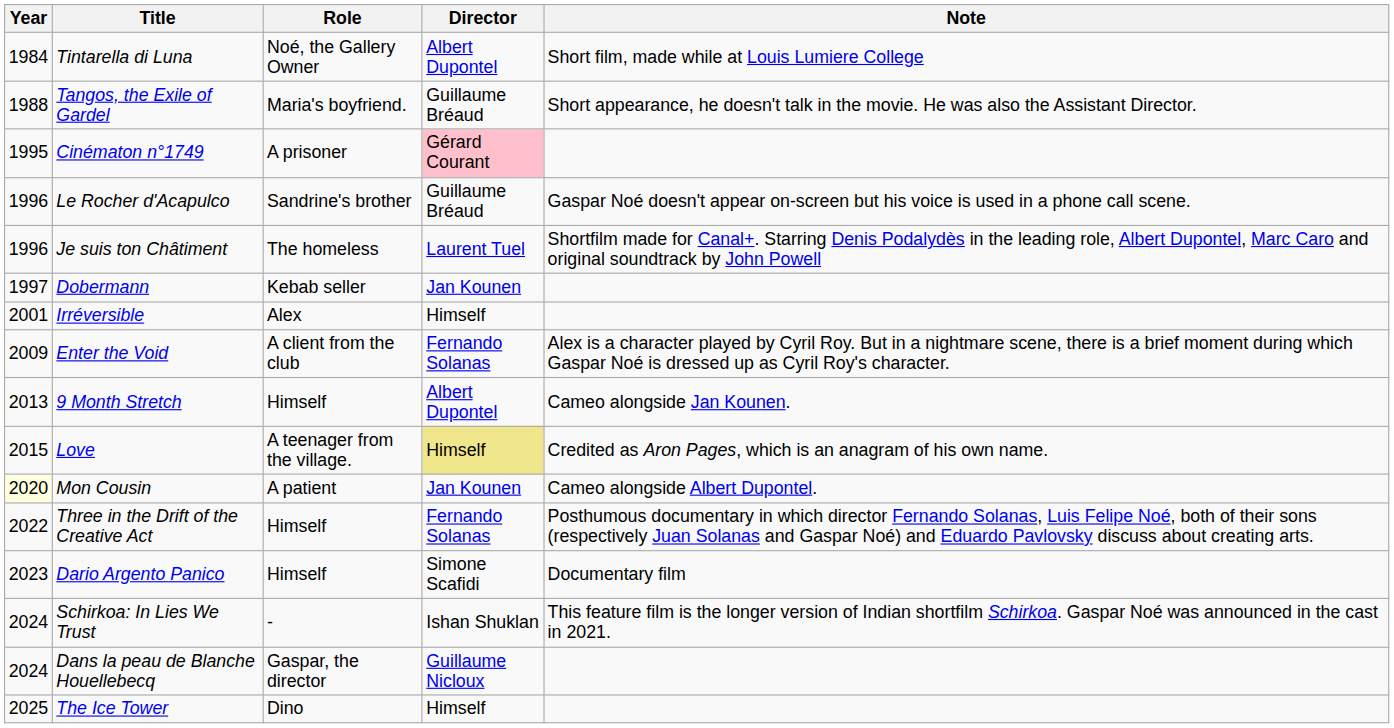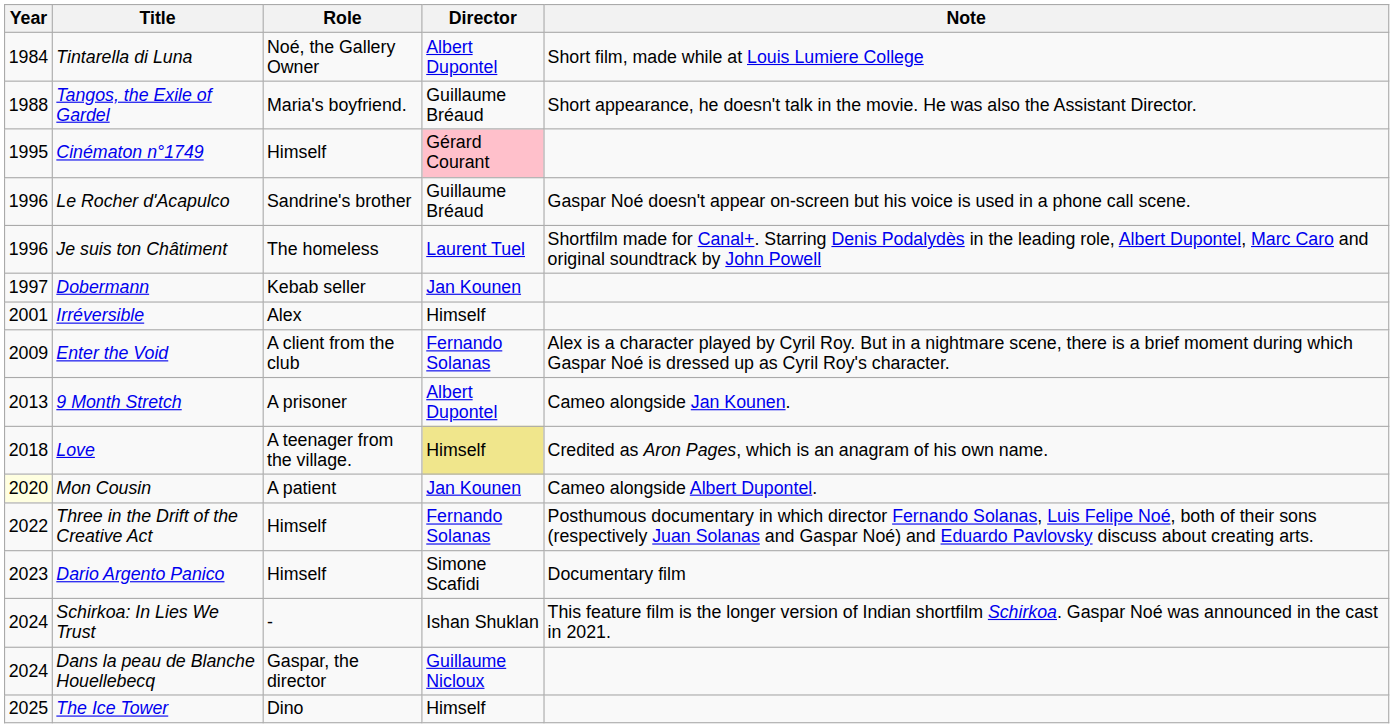(307, 153) A prisoner -> (297, 153) Himself
(297, 401) Himself -> (307, 401) A prisoner
(28, 450) 2015 -> (28, 450) 2018
